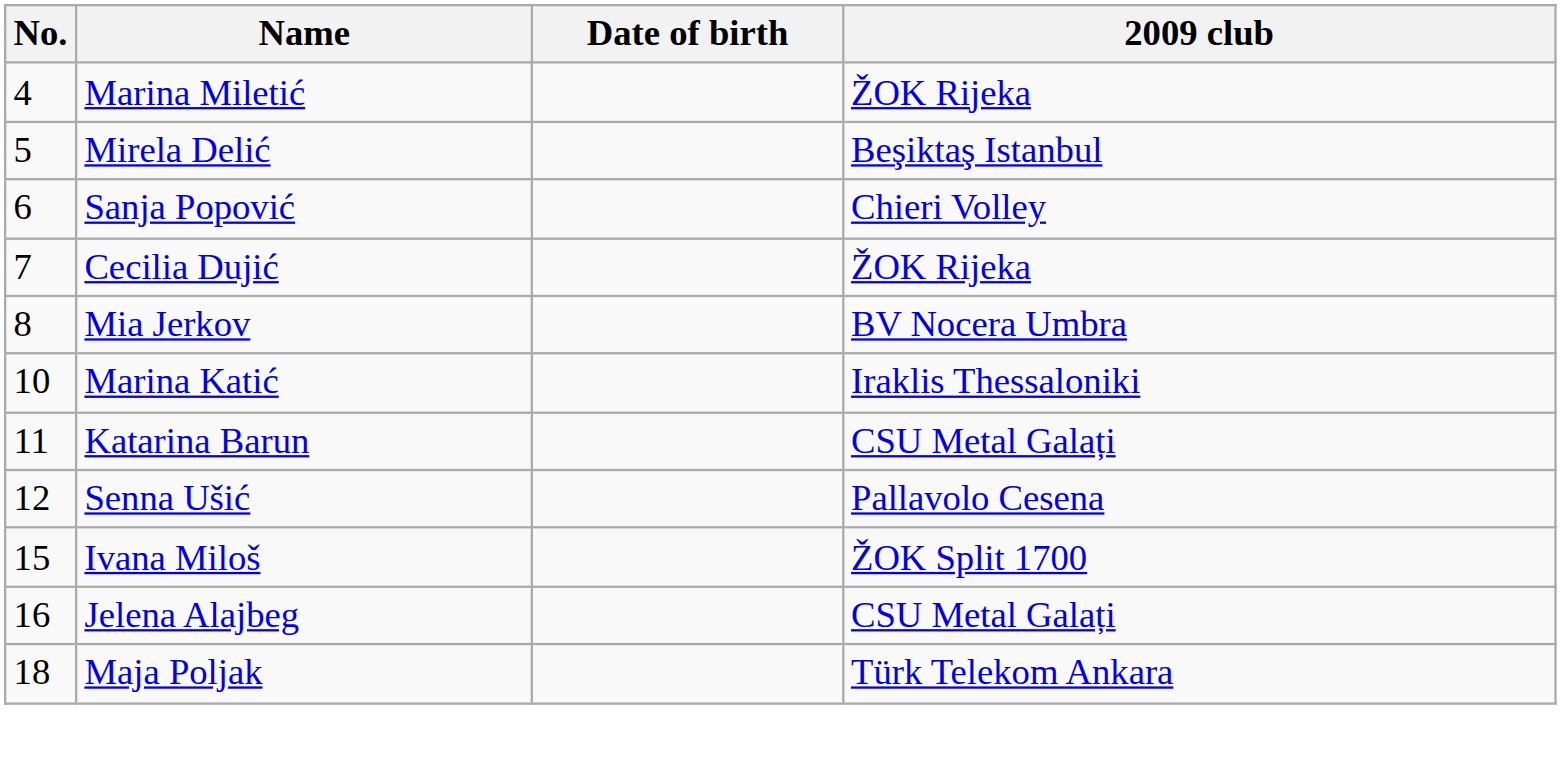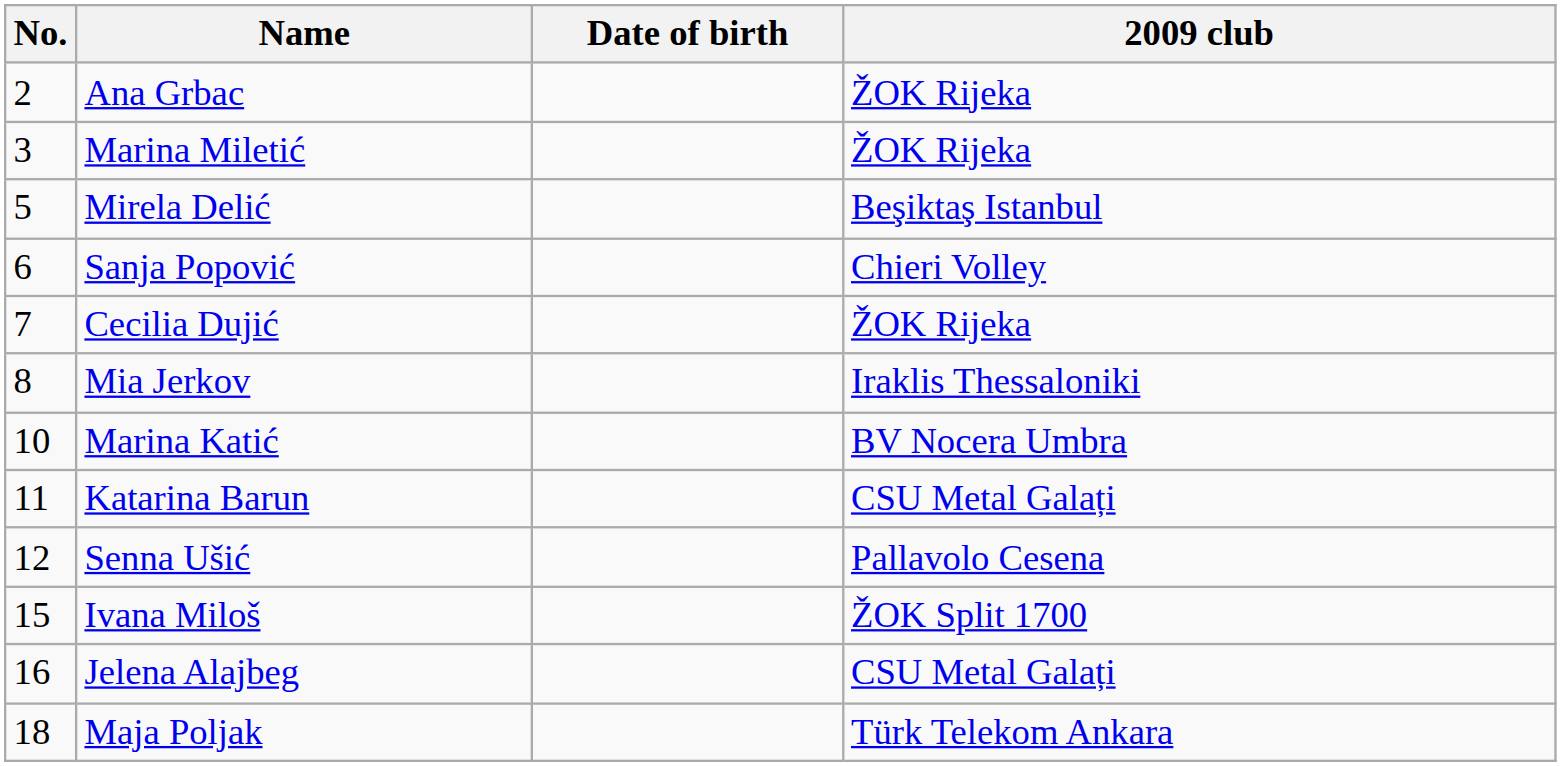+ row: (164, 91)
(23, 91) 4 -> (23, 149) 3
(989, 324) BV Nocera Umbra -> (996, 382) Iraklis Thessaloniki
(996, 382) Iraklis Thessaloniki -> (989, 440) BV Nocera Umbra
